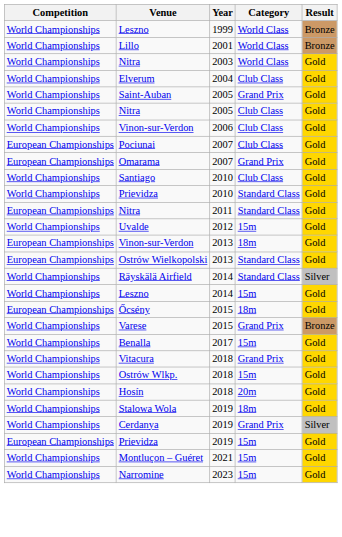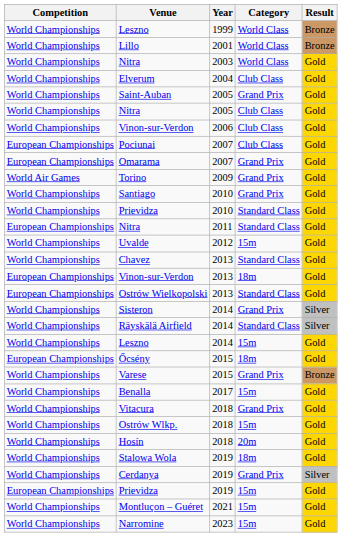+ row: (132, 177)
(260, 177) Club Class -> (261, 194) Grand Prix
+ row: (134, 260)
+ row: (136, 309)
